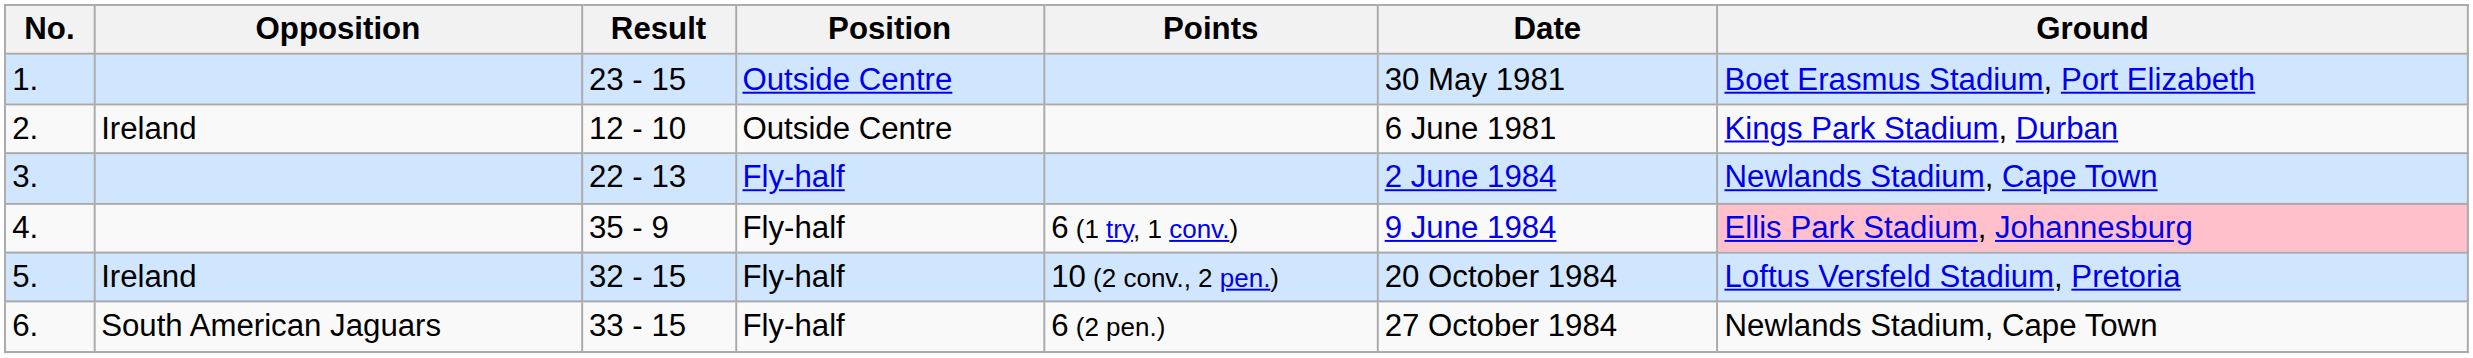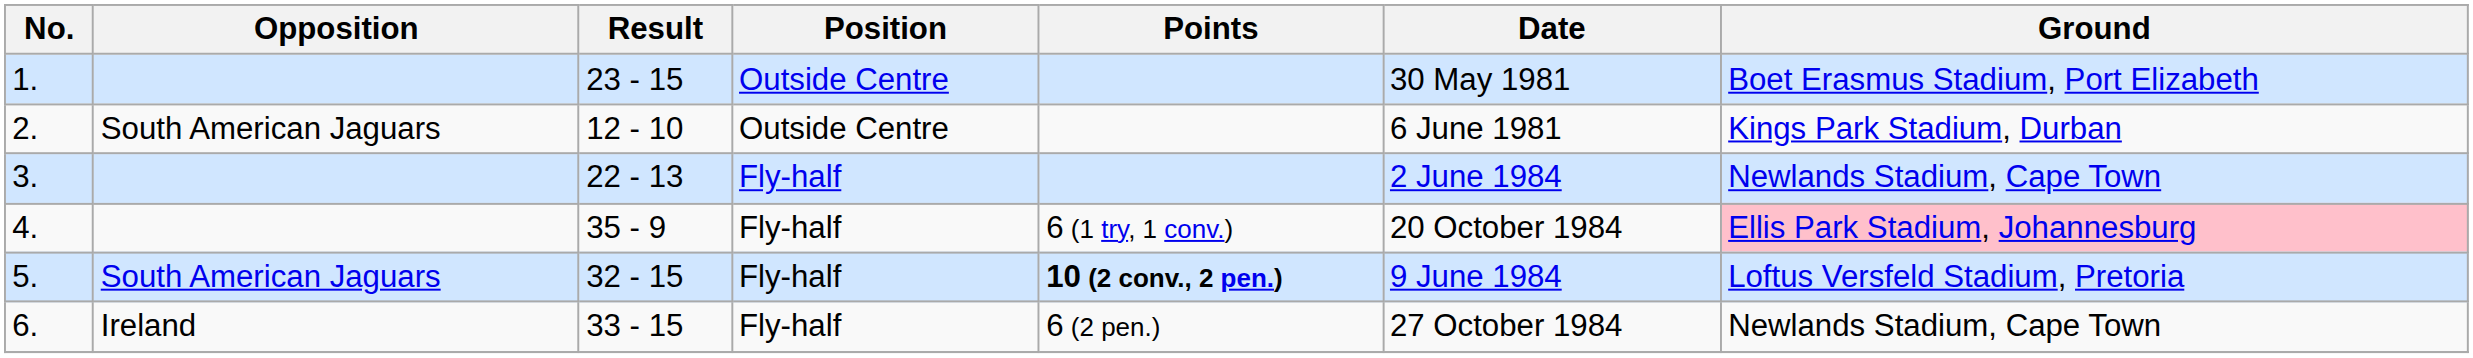(149, 128) Ireland -> (271, 128) South American Jaguars
(1471, 227) 9 June 1984 -> (1506, 227) 20 October 1984
(149, 276) Ireland -> (271, 276) South American Jaguars
(1165, 276) normal -> (1164, 276) bold
(1501, 276) 20 October 1984 -> (1476, 276) 9 June 1984
(271, 326) South American Jaguars -> (148, 326) Ireland
